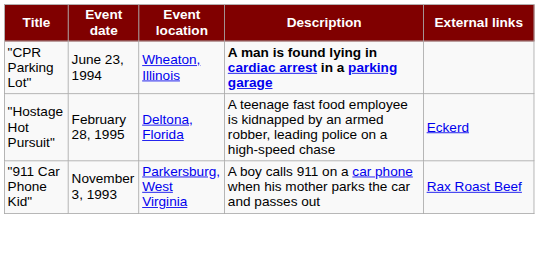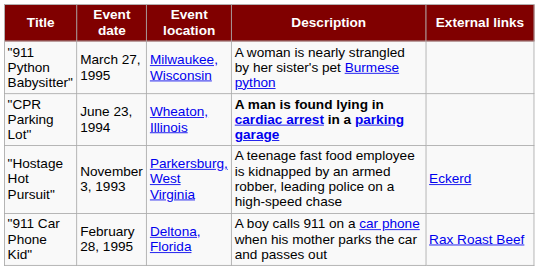+ row: (40, 67)
(99, 127) February 28, 1995 -> (112, 179) November 3, 1993
(167, 127) Deltona, Florida -> (189, 179) Parkersburg, West Virginia
(103, 187) November 3, 1993 -> (107, 239) February 28, 1995
(181, 187) Parkersburg, West Virginia -> (175, 239) Deltona, Florida
